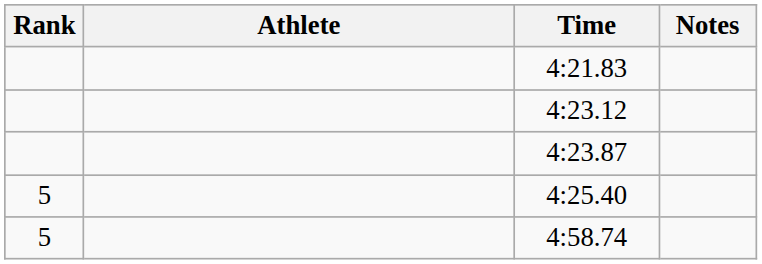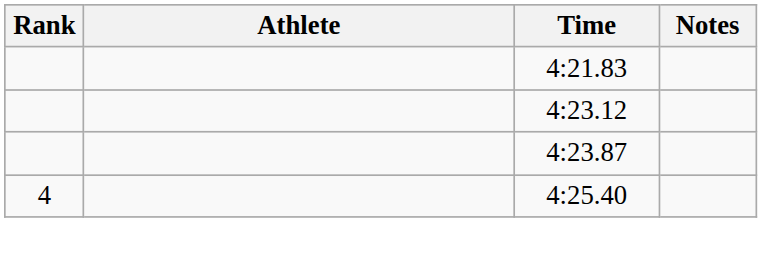(44, 195) 5 -> (44, 195) 4
- row: (587, 237)
